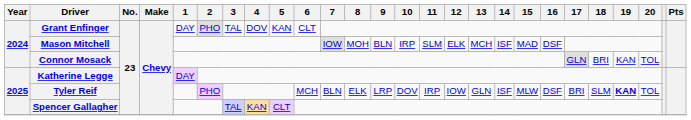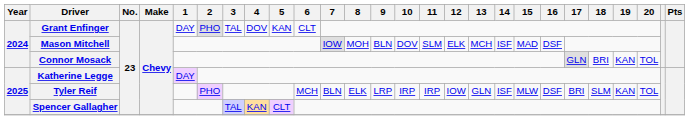(407, 44) IRP -> (407, 44) DOV
(407, 91) DOV -> (407, 91) IRP
(626, 91) bold -> (625, 91) normal
